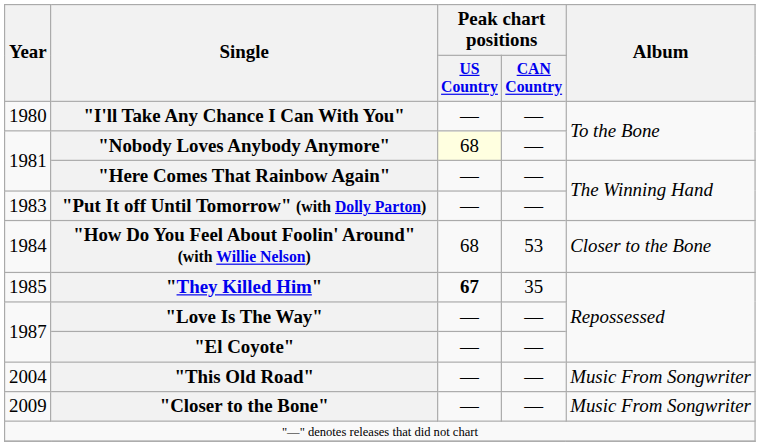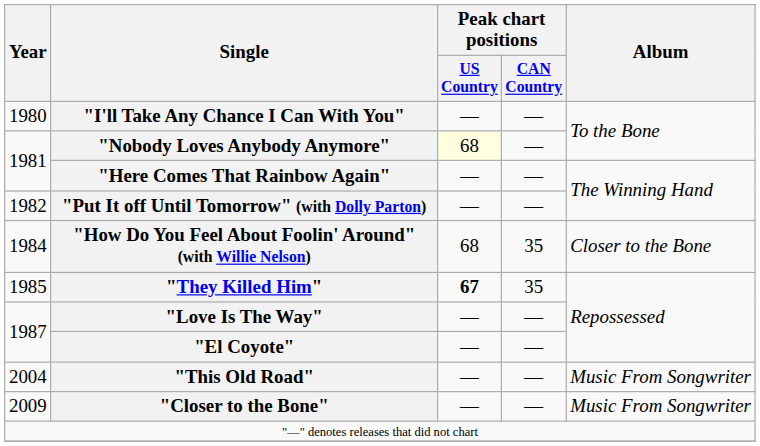(28, 205) 1983 -> (28, 205) 1982
(534, 246) 53 -> (534, 246) 35
